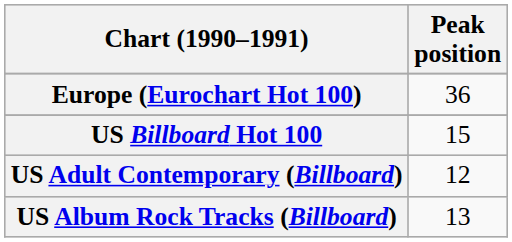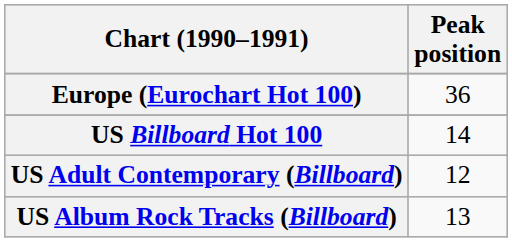(458, 134) 15 -> (458, 134) 14
